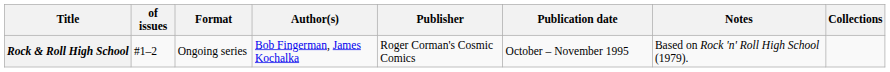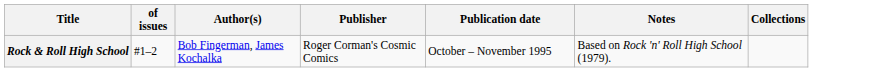- column: (214, 20)
